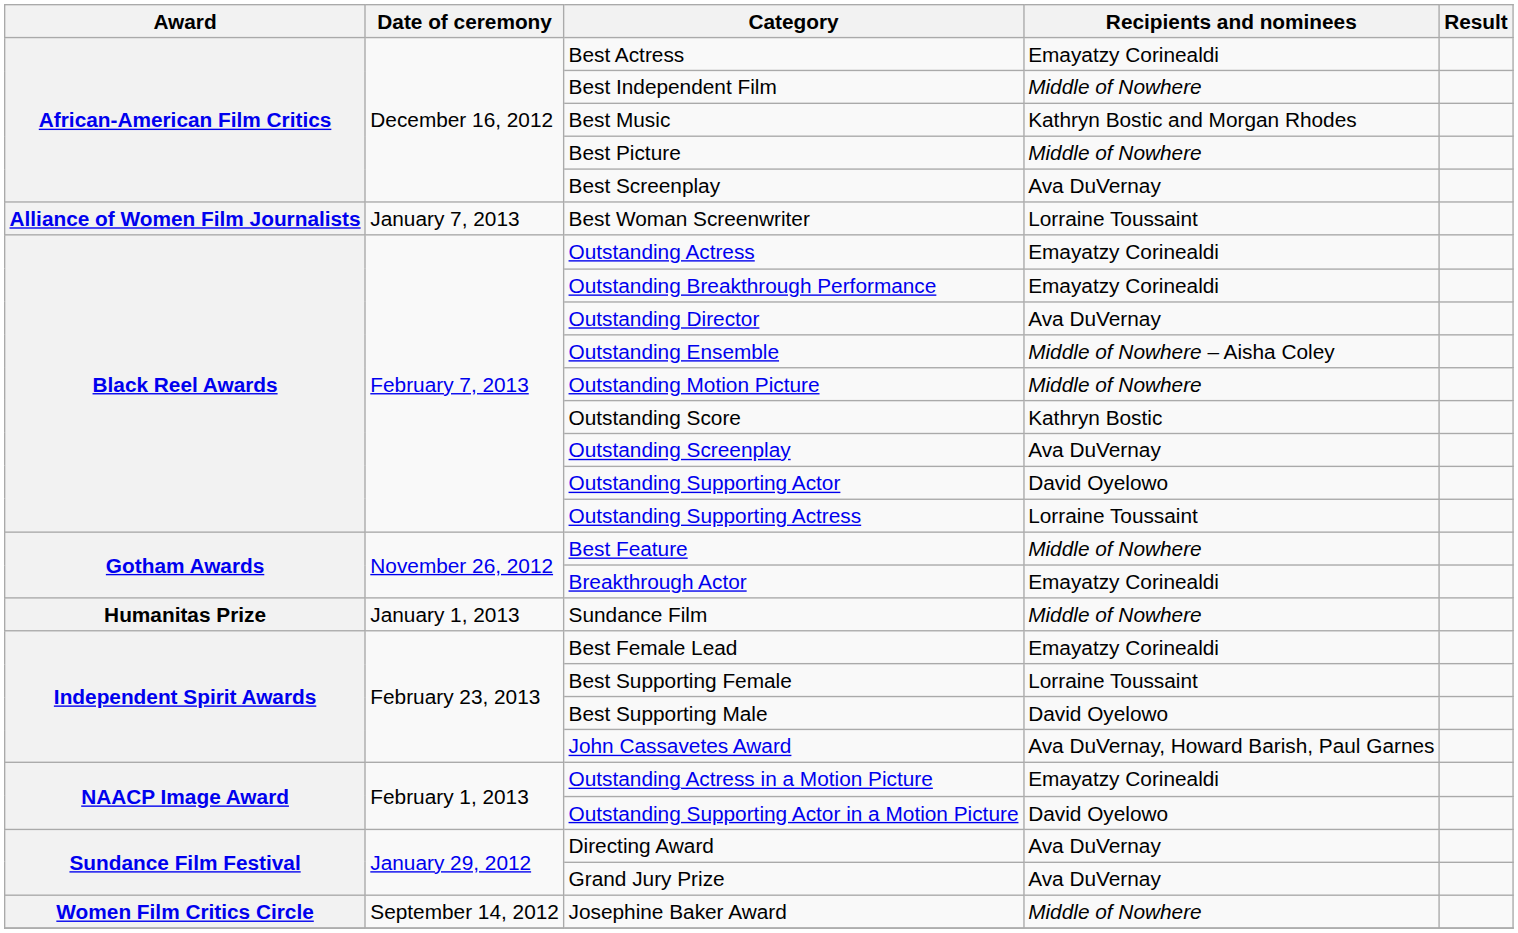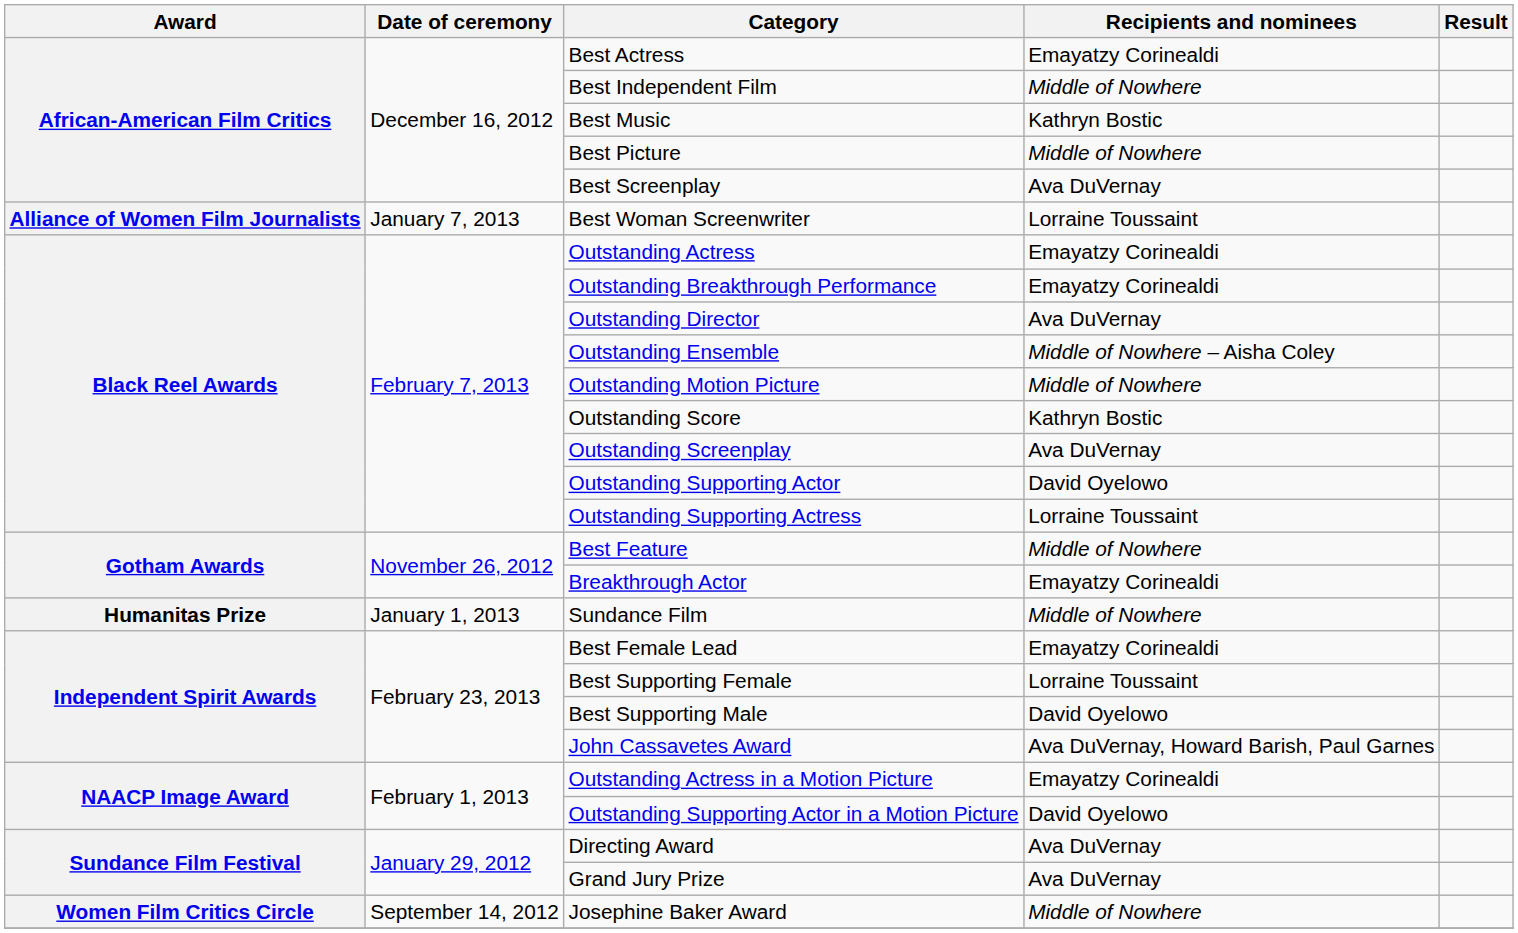(1192, 120) Kathryn Bostic and Morgan Rhodes -> (1095, 120) Kathryn Bostic
